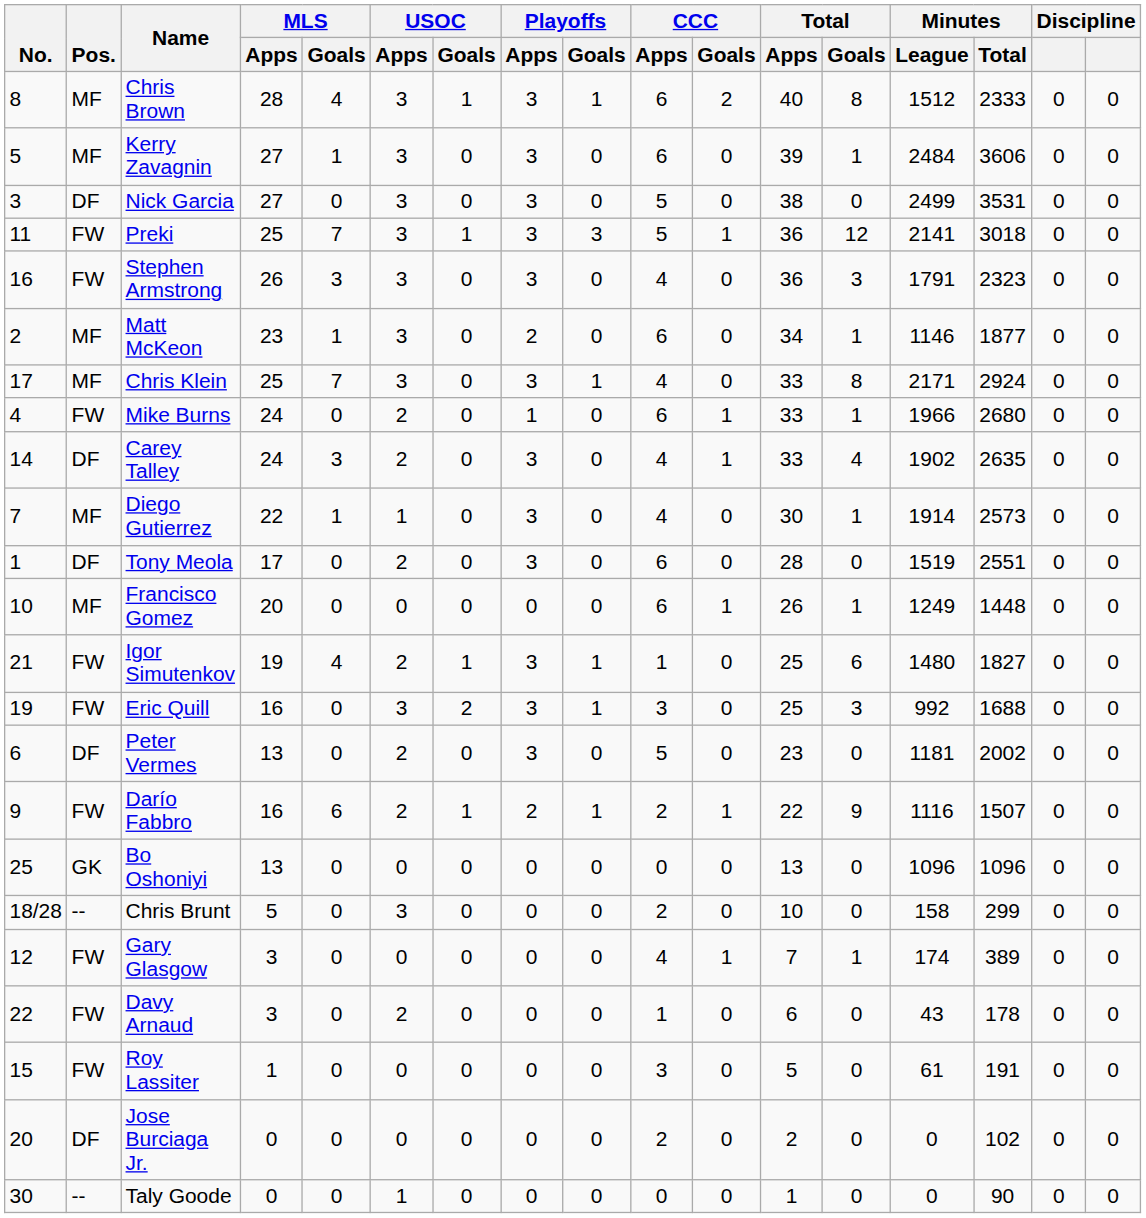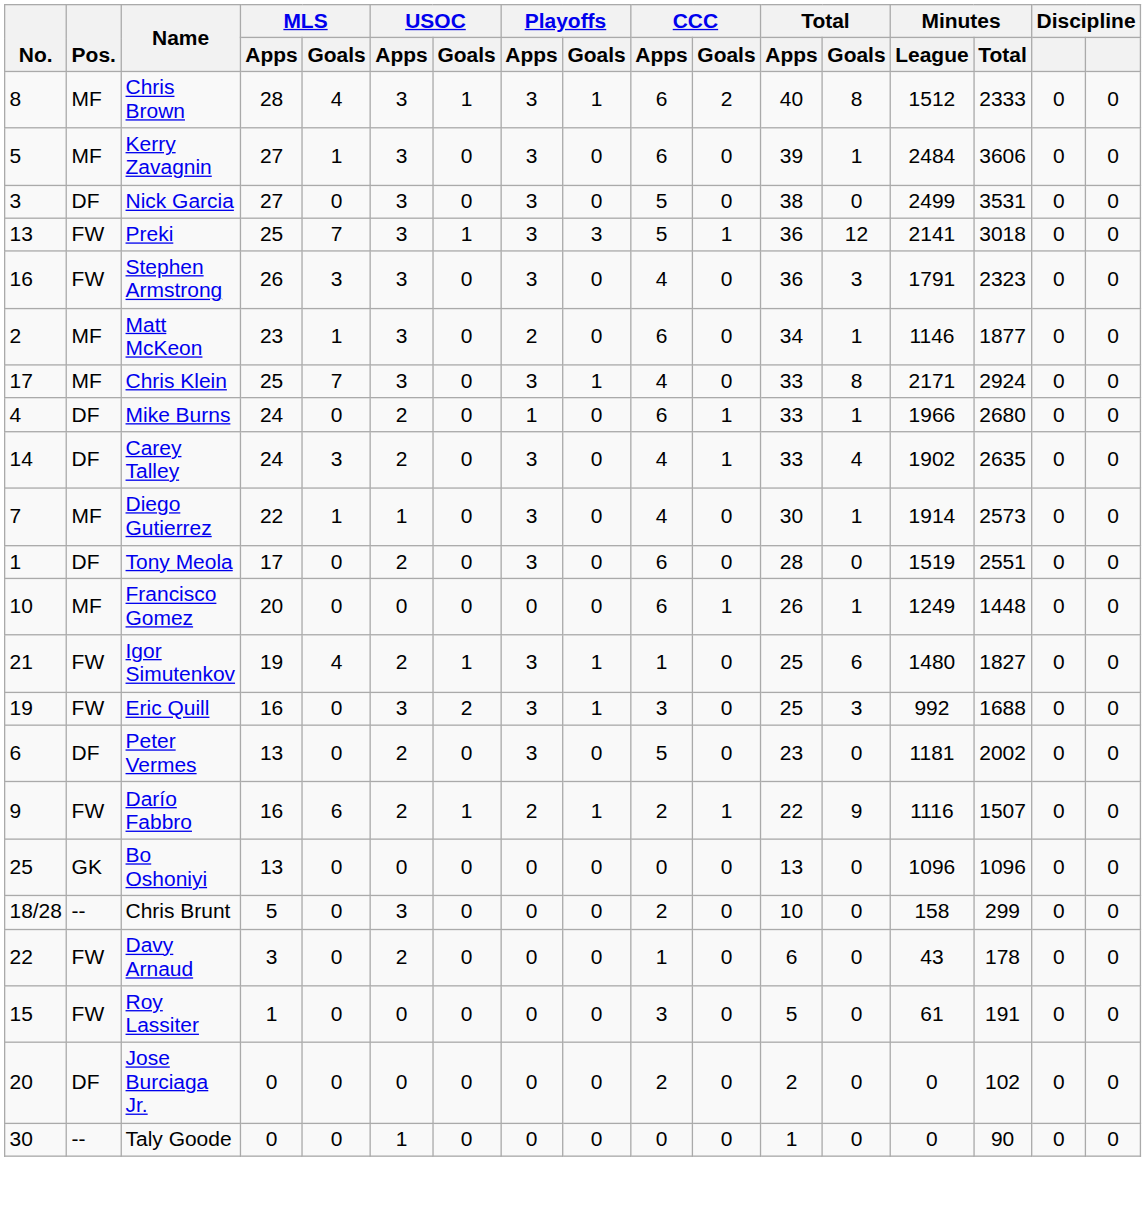(20, 234) 11 -> (21, 234) 13
(88, 414) FW -> (86, 414) DF
- row: (166, 957)
